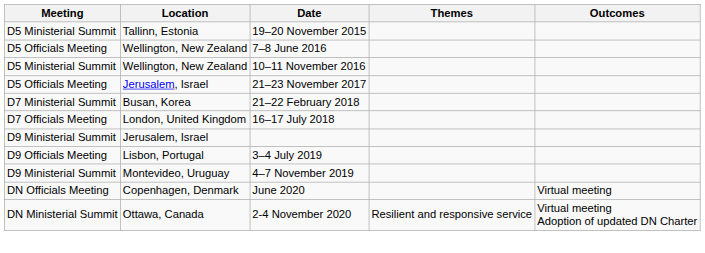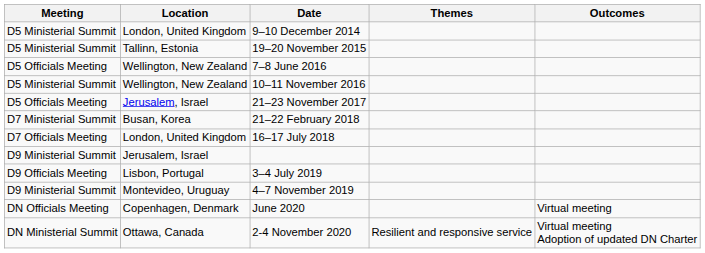+ row: (306, 31)
